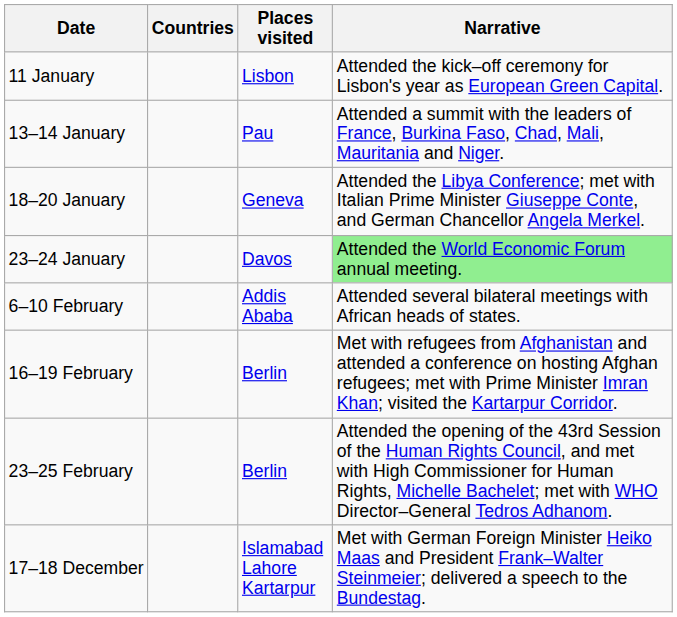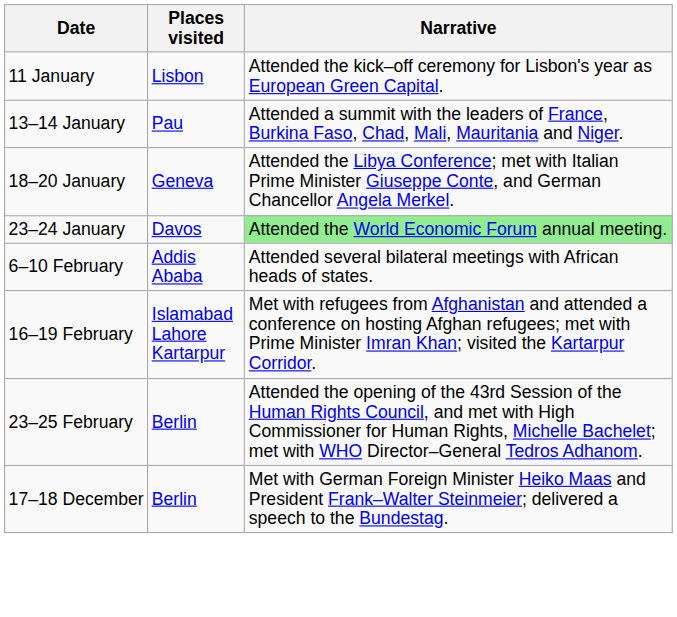- column: (193, 28)
(264, 374) Berlin -> (192, 334) Islamabad Lahore Kartarpur
(283, 568) Islamabad Lahore Kartarpur -> (174, 499) Berlin
